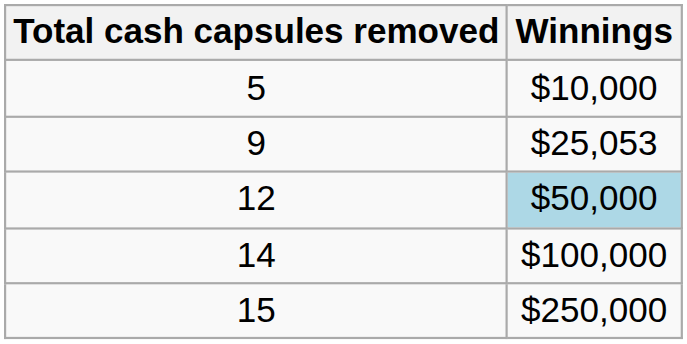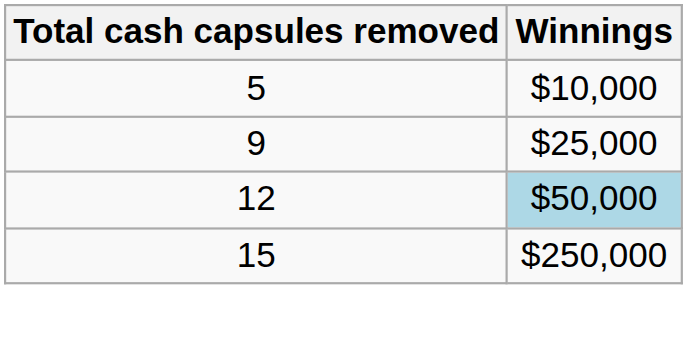(594, 143) $25,053 -> (594, 143) $25,000
- row: (256, 254)
